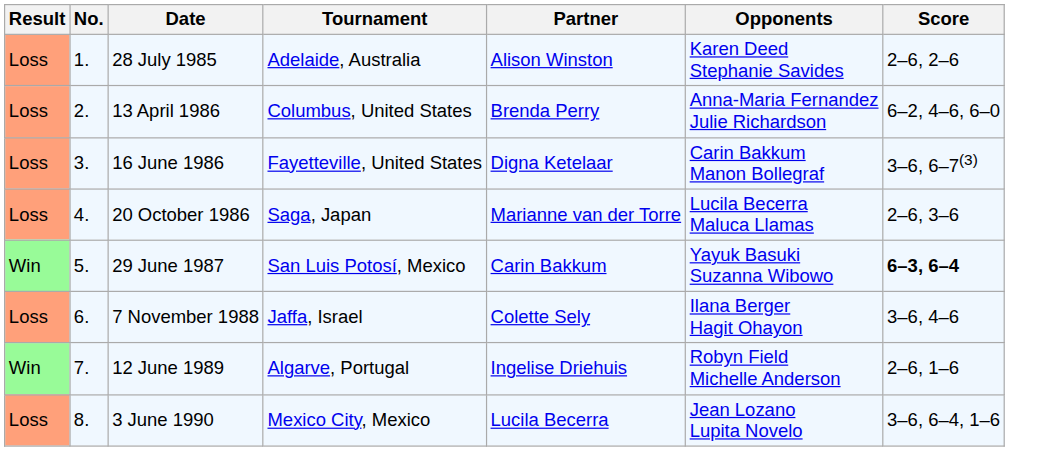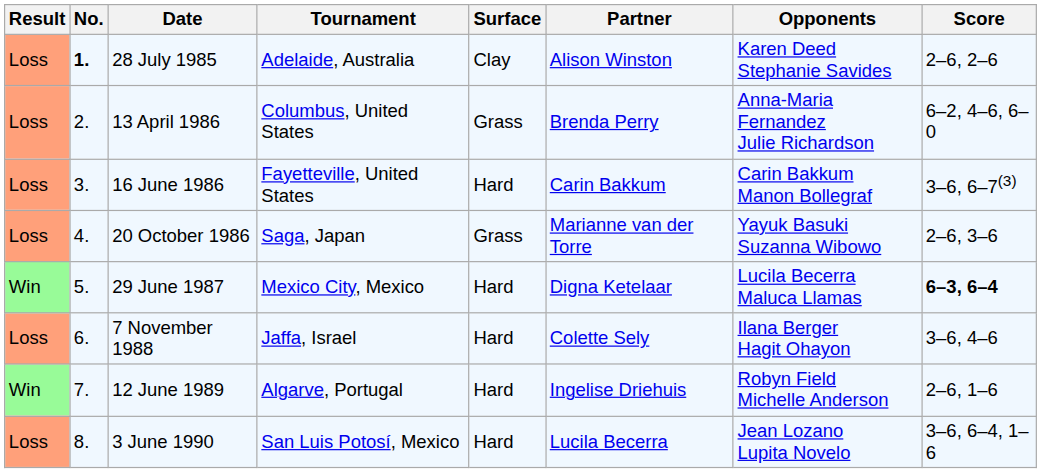+ column: (507, 19)
(82, 59) normal -> (82, 59) bold
(552, 162) Digna Ketelaar -> (608, 183) Carin Bakkum
(752, 213) Lucila Becerra Maluca Llamas -> (809, 235) Yayuk Basuki Suzanna Wibowo
(367, 265) San Luis Potosí, Mexico -> (343, 286) Mexico City, Mexico
(549, 265) Carin Bakkum -> (611, 286) Digna Ketelaar
(762, 265) Yayuk Basuki Suzanna Wibowo -> (800, 286) Lucila Becerra Maluca Llamas
(349, 419) Mexico City, Mexico -> (360, 440) San Luis Potosí, Mexico
